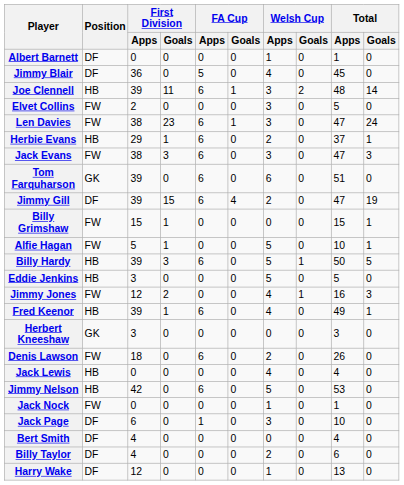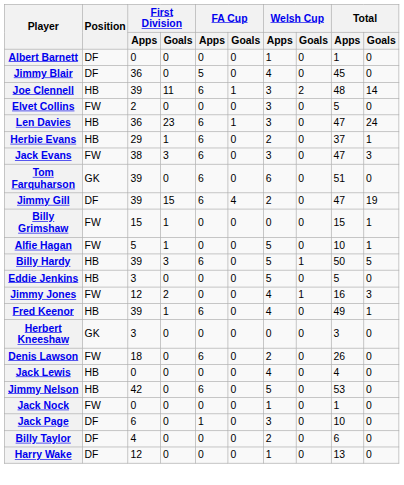(93, 123) FW -> (92, 123) HB
(136, 123) 38 -> (136, 123) 36
- row: (43, 438)
